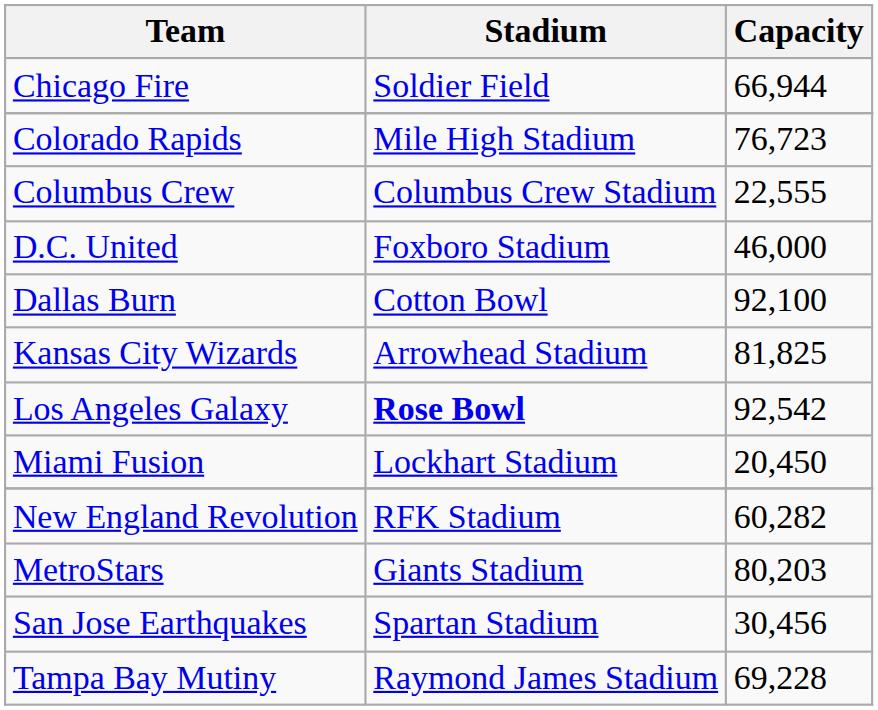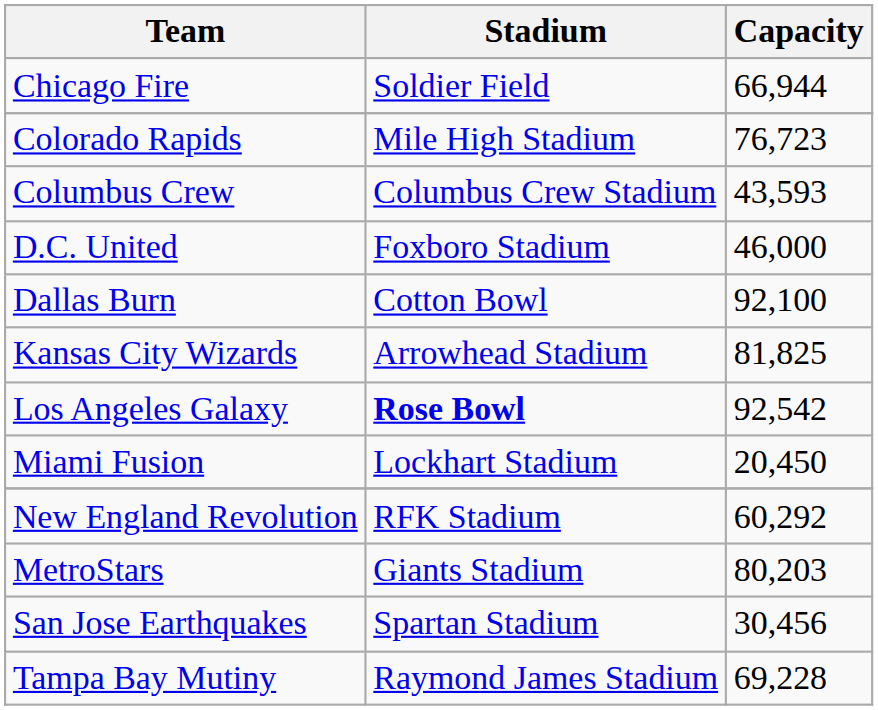(780, 192) 22,555 -> (780, 192) 43,593
(780, 515) 60,282 -> (780, 515) 60,292
